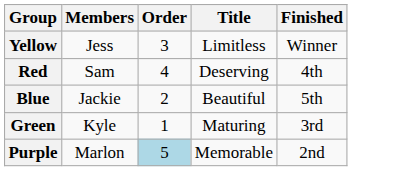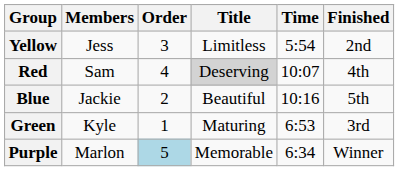+ column: (300, 17)
(312, 44) Winner -> (358, 44) 2nd
(234, 71) no background -> (234, 71) lightgrey background
(312, 152) 2nd -> (358, 152) Winner
